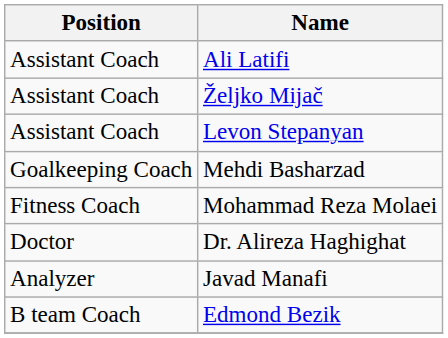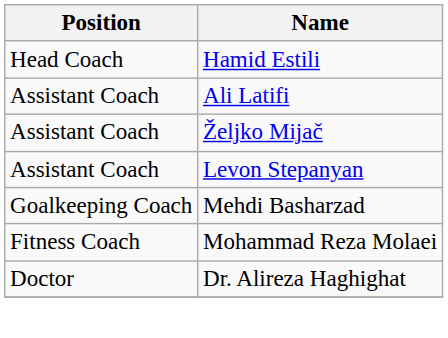+ row: (262, 59)
- row: (265, 278)
- row: (272, 315)
